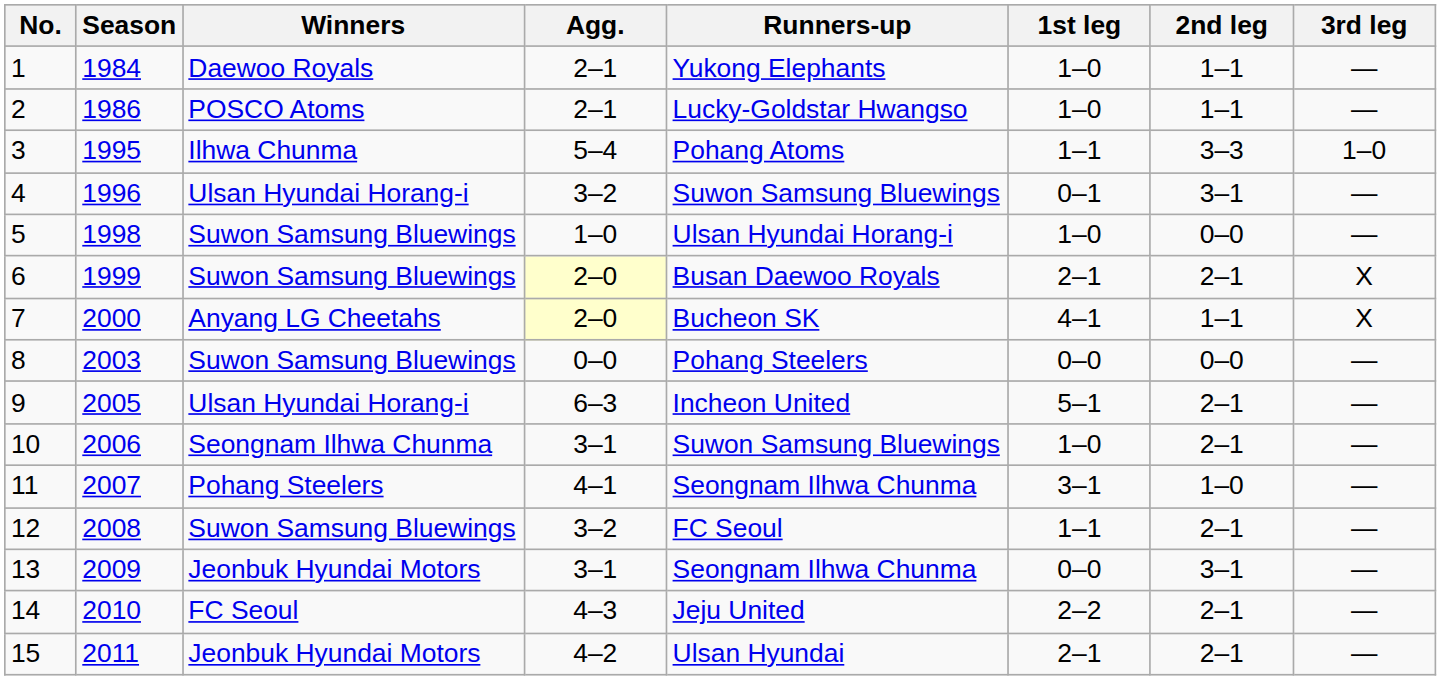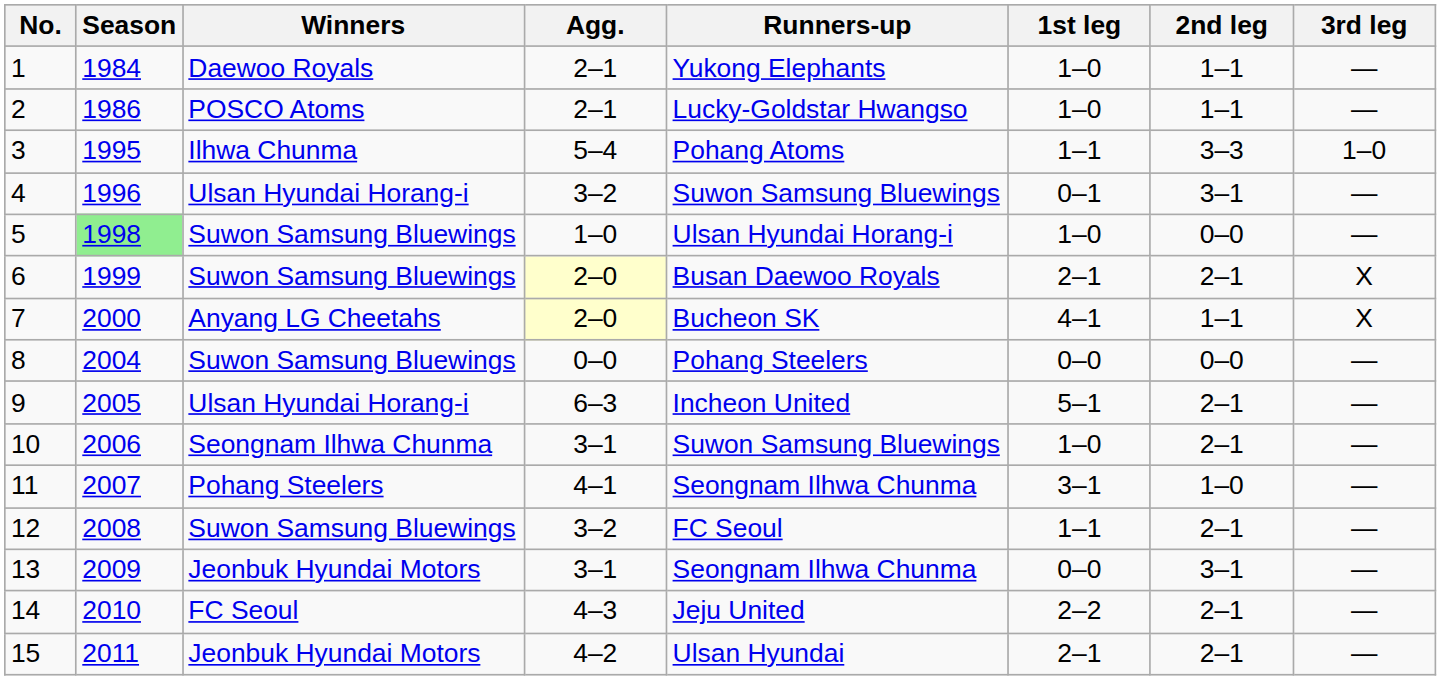(112, 234) no background -> (112, 234) lightgreen background
(112, 360) 2003 -> (112, 360) 2004
